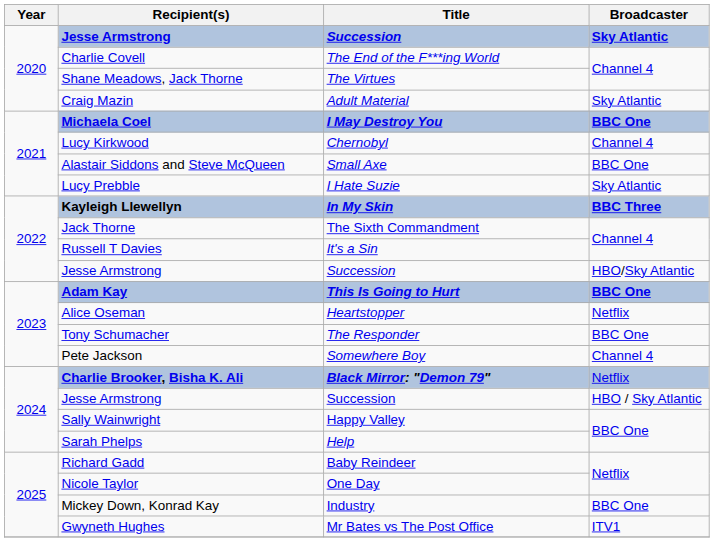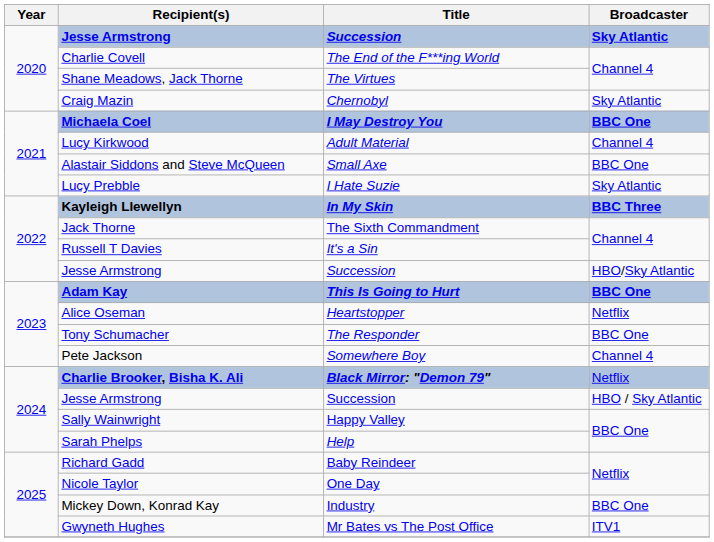(368, 100) Adult Material -> (357, 100) Chernobyl
(357, 143) Chernobyl -> (368, 143) Adult Material
